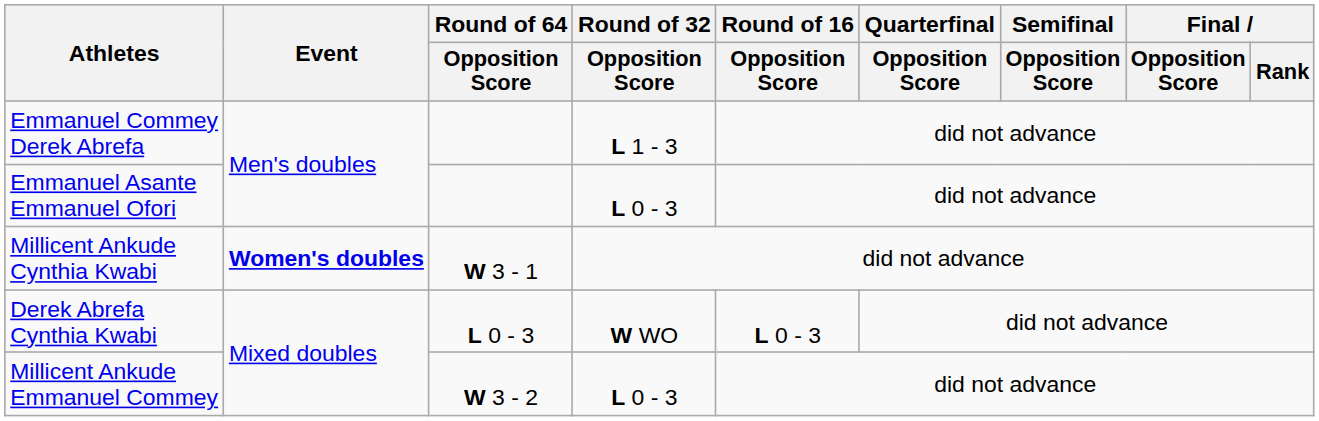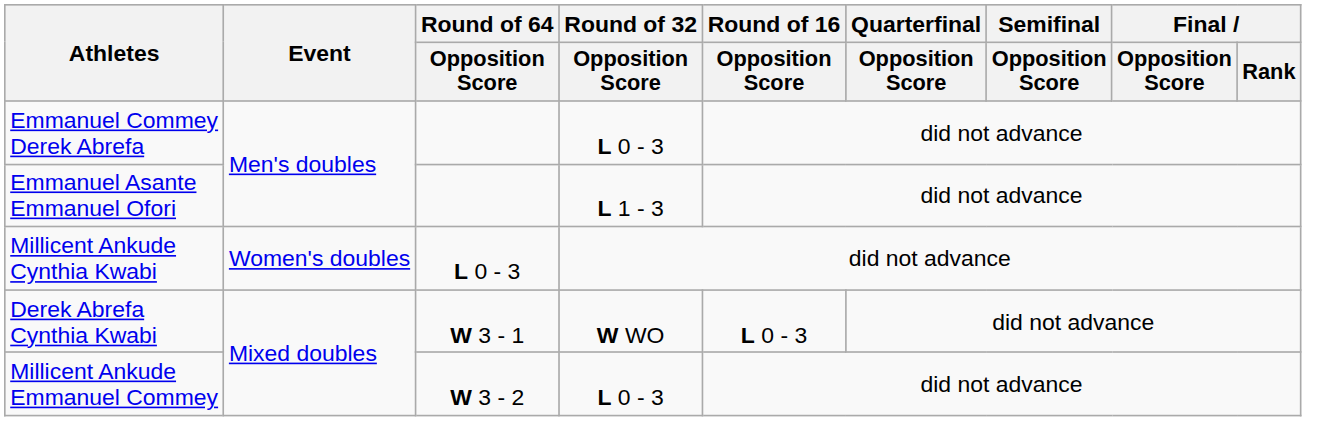(644, 146) L 1 - 3 -> (631, 146) L 0 - 3
(644, 208) L 0 - 3 -> (631, 208) L 1 - 3
(326, 258) bold -> (320, 258) normal
(501, 271) W 3 - 1 -> (487, 271) L 0 - 3
(501, 334) L 0 - 3 -> (487, 334) W 3 - 1
